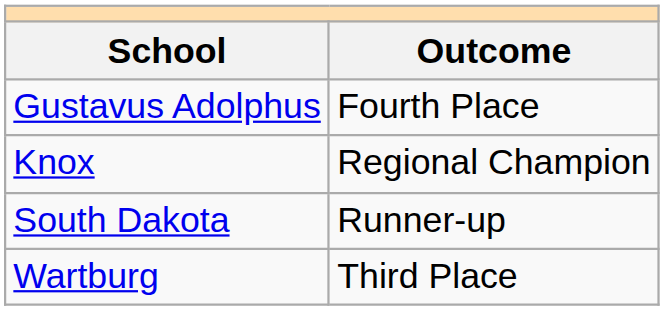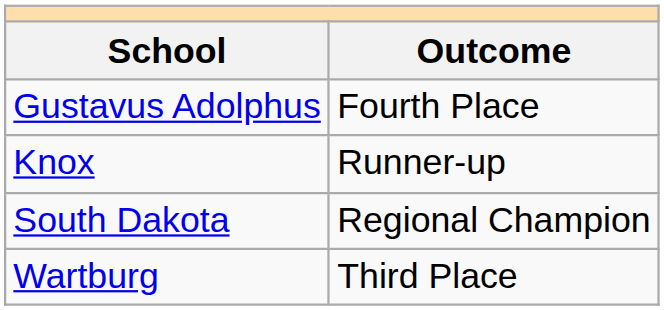(494, 163) Regional Champion -> (422, 163) Runner-up
(422, 219) Runner-up -> (494, 219) Regional Champion
